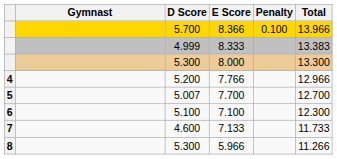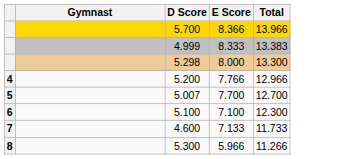- column: (274, 13)
(187, 63) 5.300 -> (187, 63) 5.298
